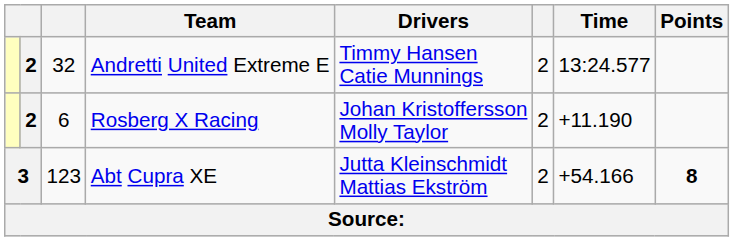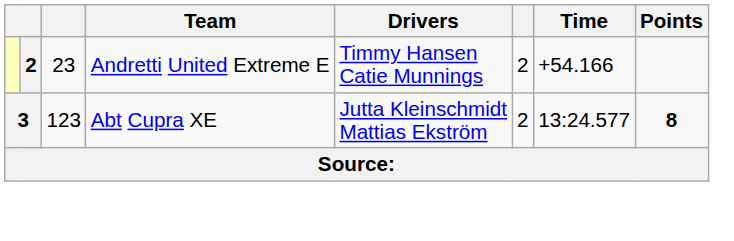(64, 65) 32 -> (64, 65) 23
(604, 65) 13:24.577 -> (576, 65) +54.166
- row: (175, 120)
(596, 175) +54.166 -> (584, 120) 13:24.577
